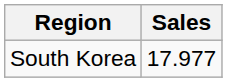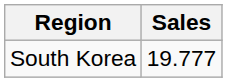(181, 58) 17.977 -> (181, 58) 19.777
